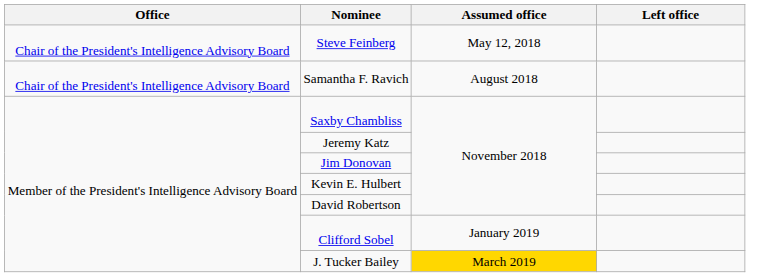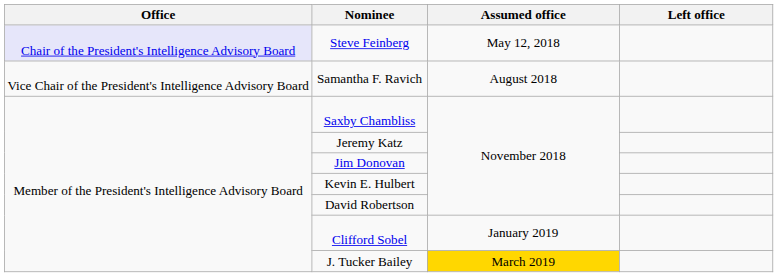(152, 50) no background -> (158, 50) lavender background
(152, 86) Chair of the President's Intelligence Advisory Board -> (158, 86) Vice Chair of the President's Intelligence Advisory Board
